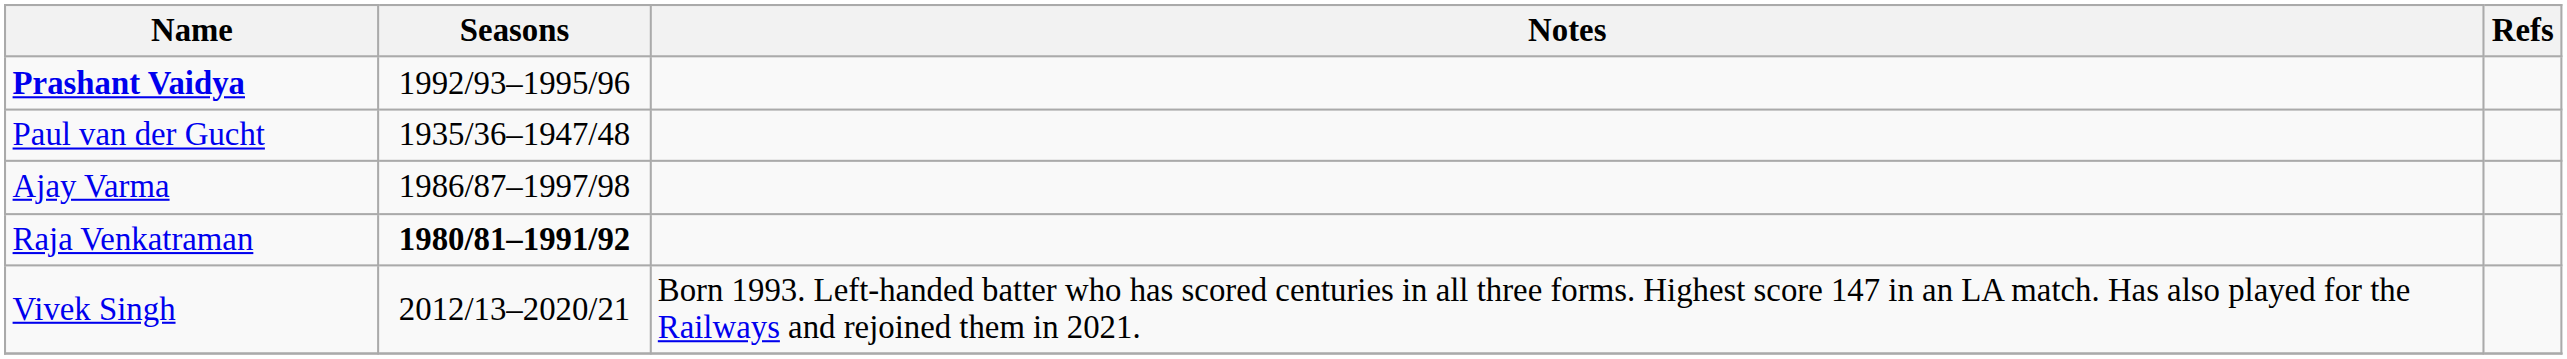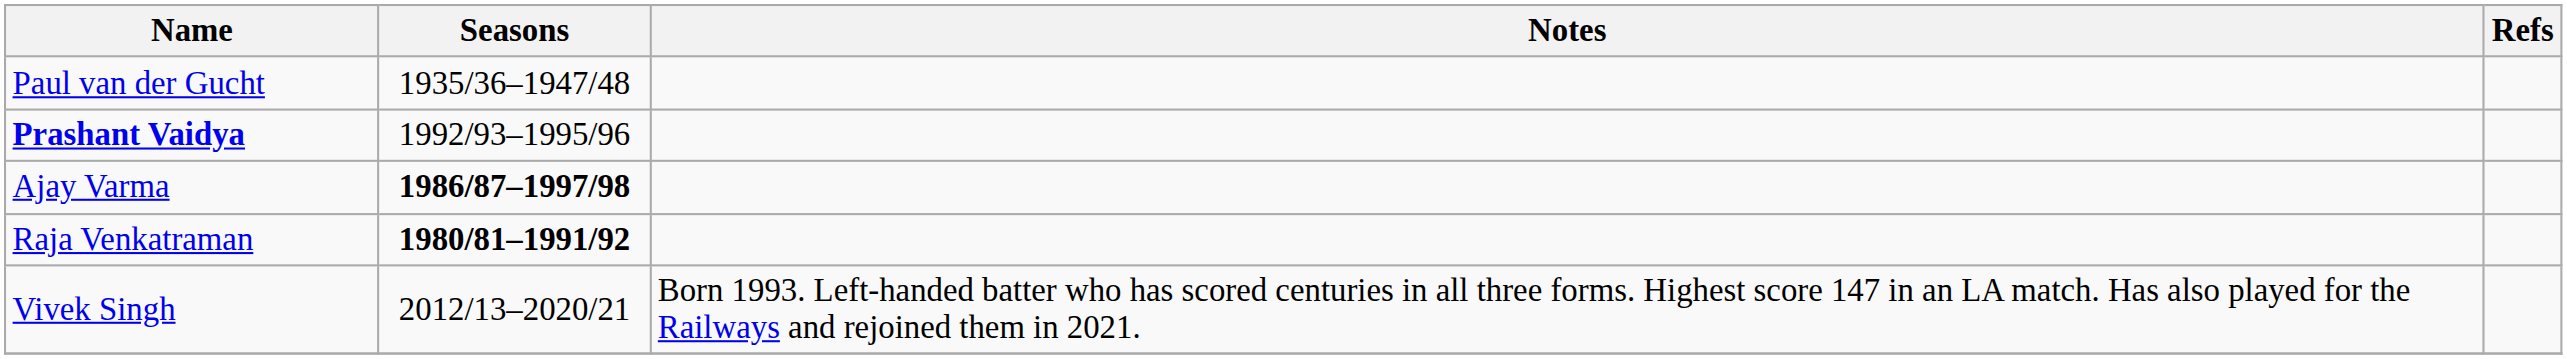rows swapped: (129, 82) <-> (139, 134)
(515, 186) normal -> (515, 186) bold
